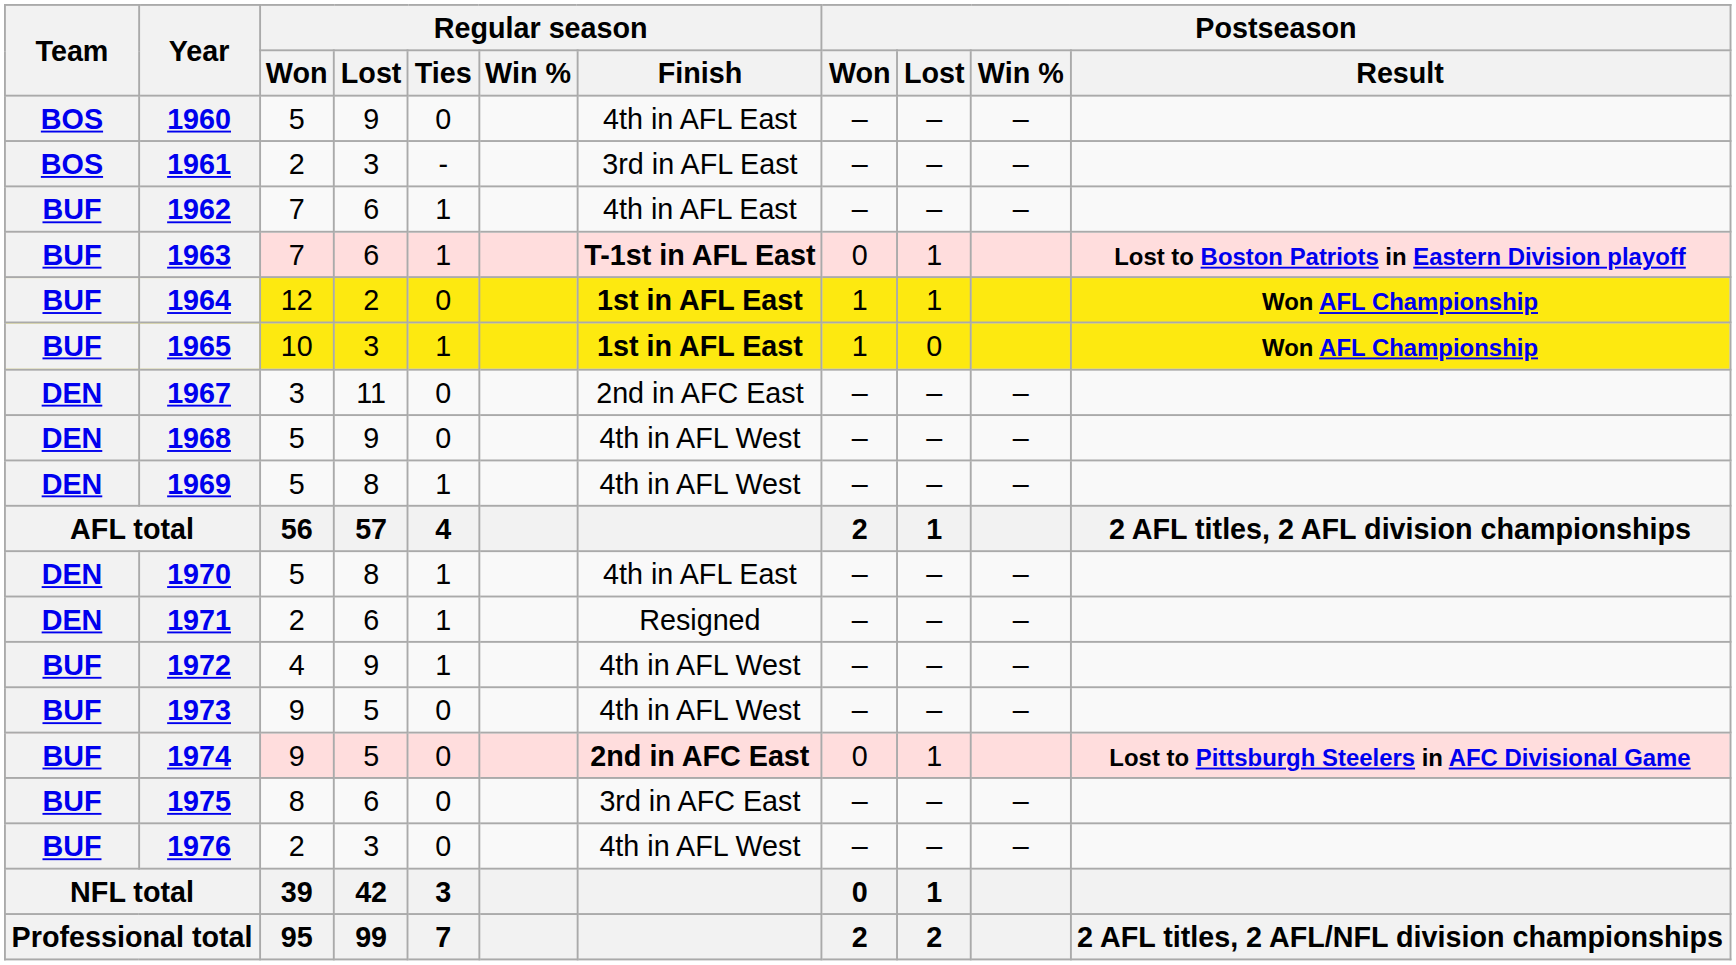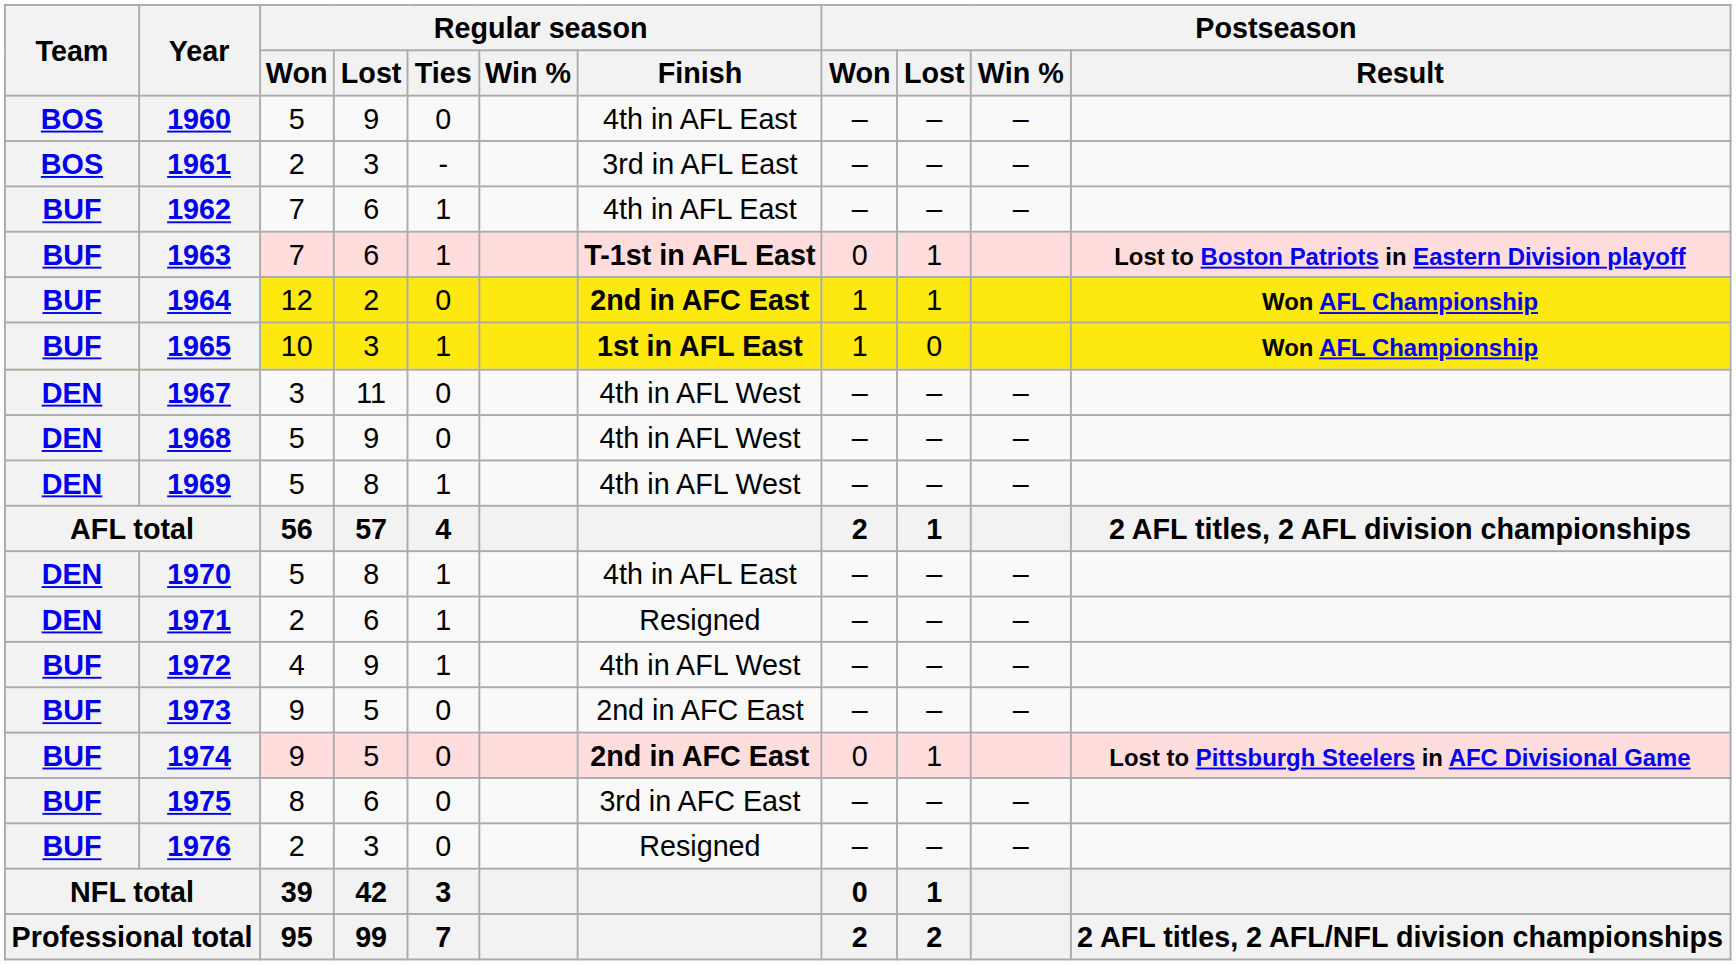(700, 301) 1st in AFL East -> (700, 301) 2nd in AFC East
(700, 392) 2nd in AFC East -> (700, 392) 4th in AFL West
(700, 710) 4th in AFL West -> (700, 710) 2nd in AFC East
(700, 846) 4th in AFL West -> (700, 846) Resigned
